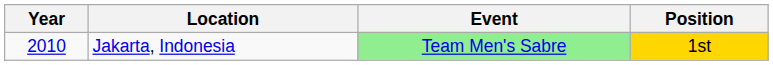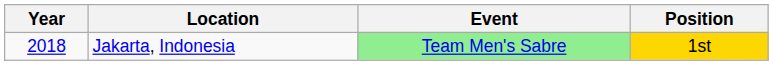(47, 46) 2010 -> (47, 46) 2018
